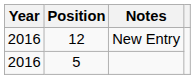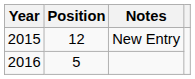(24, 39) 2016 -> (24, 39) 2015
